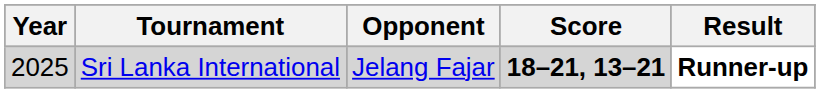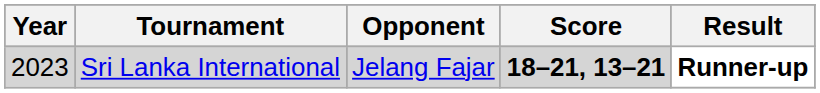(40, 67) 2025 -> (40, 67) 2023
